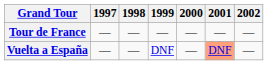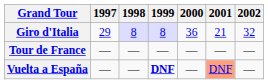+ row: (47, 32)
(162, 50) normal -> (163, 69) bold
